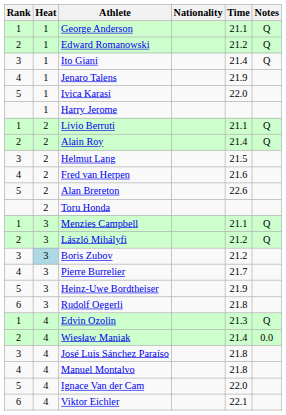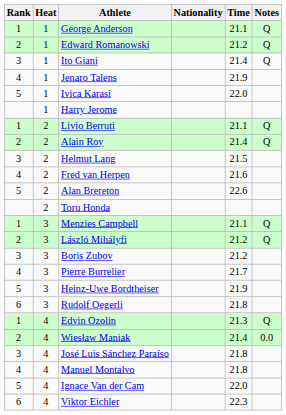(46, 256) lightblue background -> (46, 256) no background
(238, 402) 22.1 -> (238, 402) 22.3
